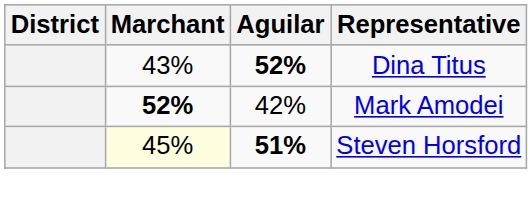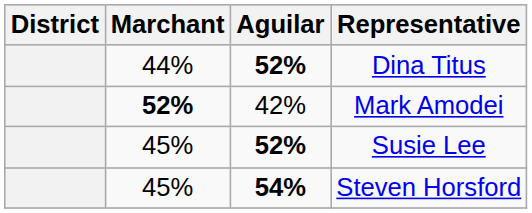(168, 65) 43% -> (168, 65) 44%
+ row: (429, 146)
(168, 146) lightyellow background -> (168, 187) no background
(280, 146) 51% -> (280, 187) 54%
